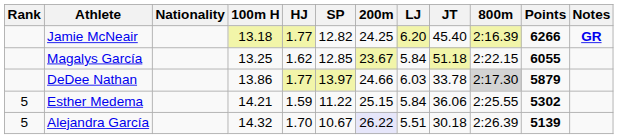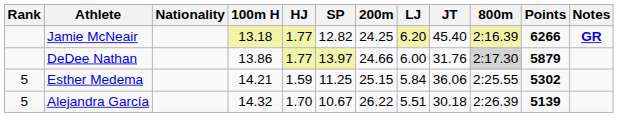- row: (95, 58)
(413, 79) 6.03 -> (413, 58) 6.00
(450, 79) 33.78 -> (450, 58) 31.76
(336, 101) 11.22 -> (336, 79) 11.25
(376, 123) lavender background -> (376, 101) no background
